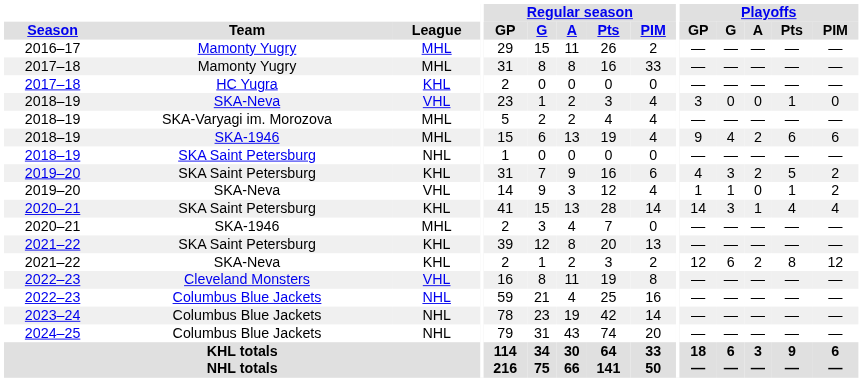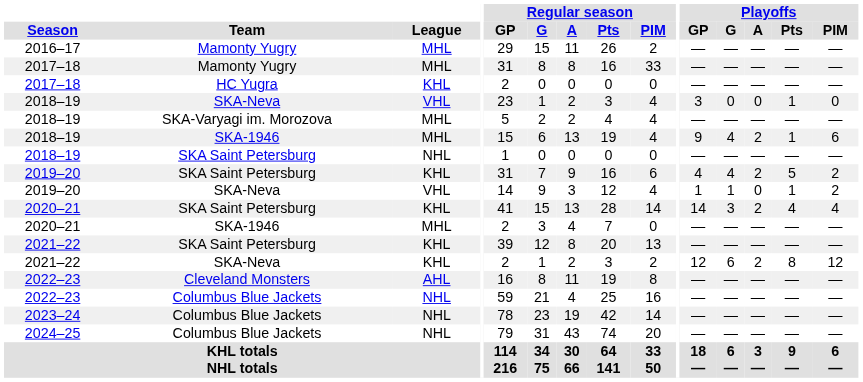(792, 137) 6 -> (792, 137) 1
(731, 173) 3 -> (731, 173) 4
(758, 208) 1 -> (758, 208) 2
(437, 279) VHL -> (437, 279) AHL
